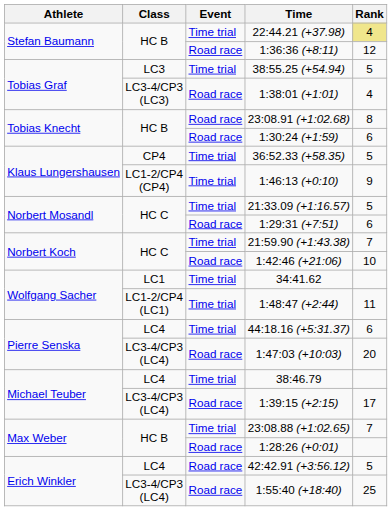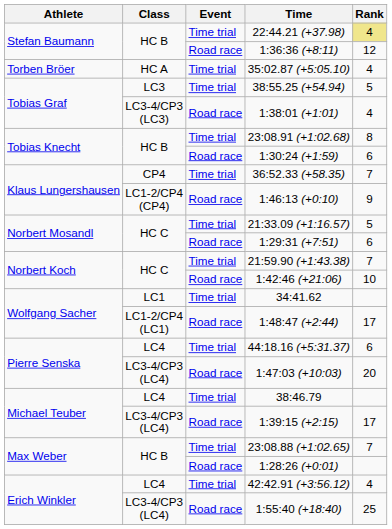+ row: (299, 69)
(215, 119) Road race -> (212, 138) Time trial
(370, 156) 5 -> (370, 174) 7
(212, 181) Time trial -> (215, 199) Road race
(212, 304) Time trial -> (215, 323) Road race
(370, 304) 11 -> (370, 323) 17
(215, 466) Road race -> (212, 484) Time trial
(370, 466) 5 -> (370, 484) 4
